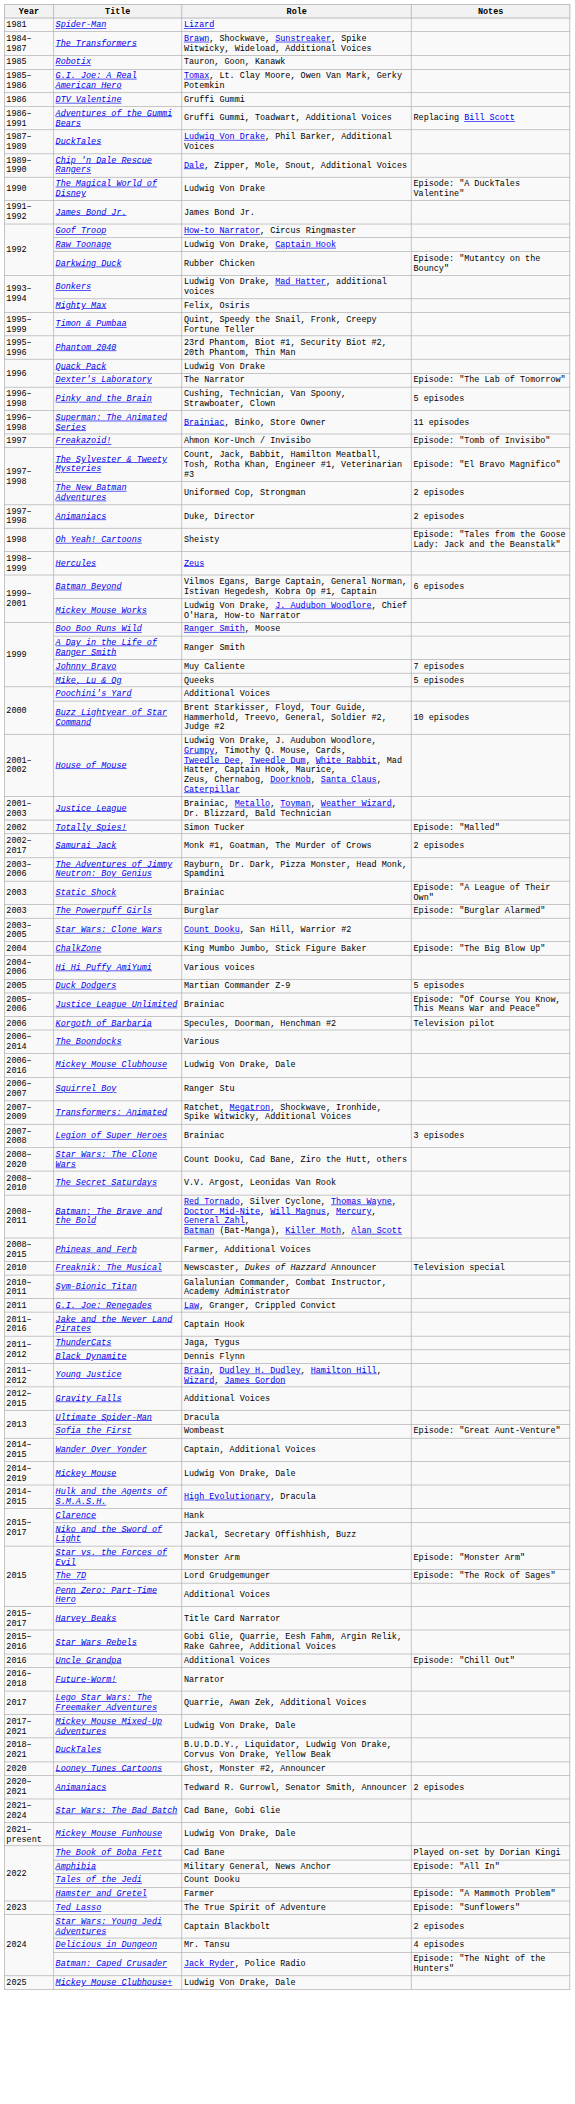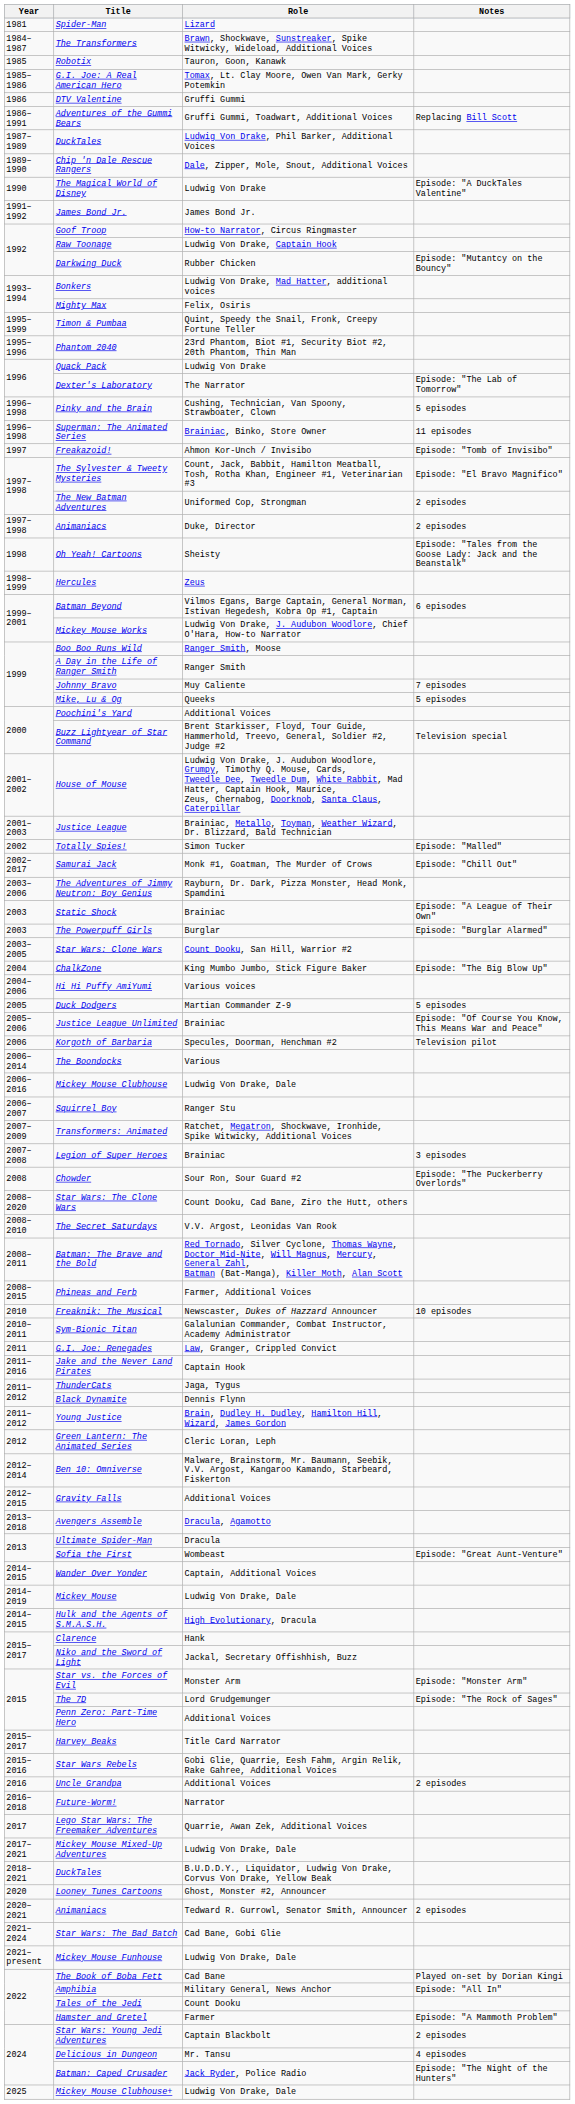(441, 717) 10 episodes -> (461, 737) Television special
(439, 846) 2 episodes -> (466, 865) Episode: "Chill Out"
+ row: (73, 1179)
(459, 1268) Television special -> (444, 1311) 10 episodes
+ row: (101, 1442)
+ row: (99, 1470)
+ row: (99, 1522)
(464, 1661) Episode: "Chill Out" -> (441, 1784) 2 episodes
- row: (78, 1908)
